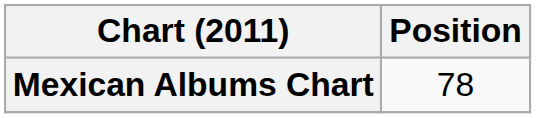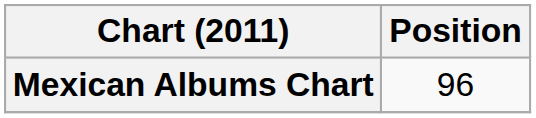(456, 84) 78 -> (456, 84) 96
